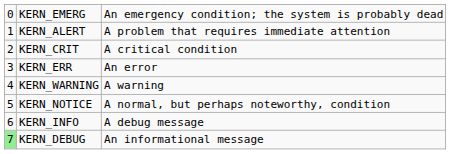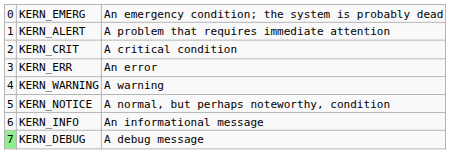(154, 121) A debug message -> (184, 121) An informational message
(184, 139) An informational message -> (154, 139) A debug message
